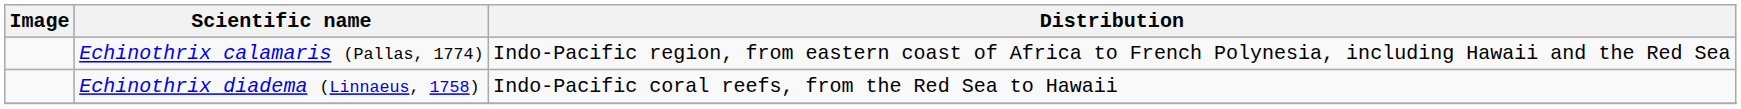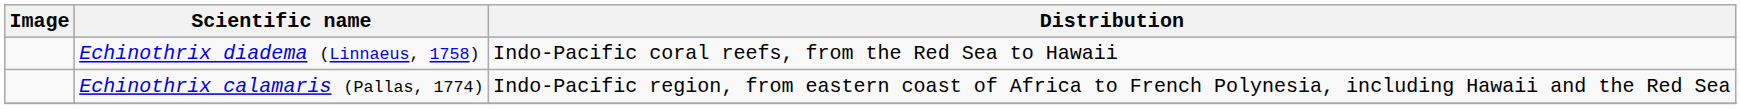rows swapped: (279, 86) <-> (281, 54)
